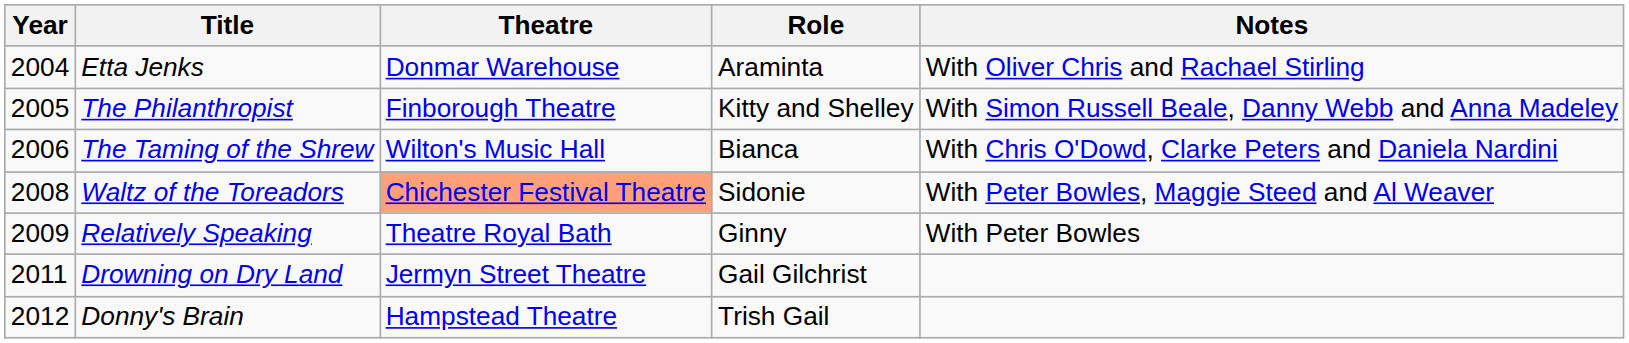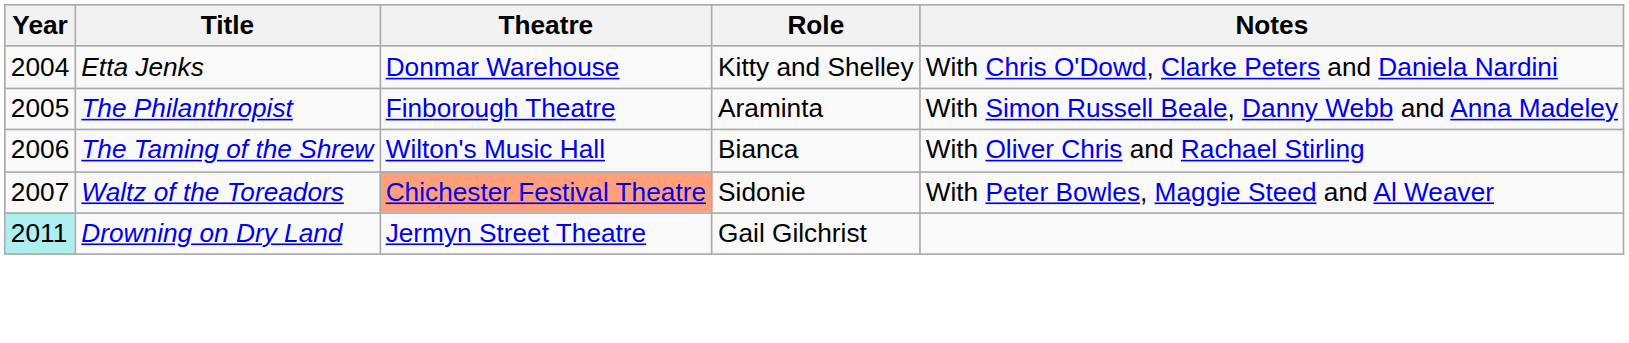(771, 66) Araminta -> (816, 66) Kitty and Shelley
(1145, 66) With Oliver Chris and Rachael Stirling -> (1242, 66) With Chris O'Dowd, Clarke Peters and Daniela Nardini
(816, 108) Kitty and Shelley -> (771, 108) Araminta
(1242, 150) With Chris O'Dowd, Clarke Peters and Daniela Nardini -> (1145, 150) With Oliver Chris and Rachael Stirling
(40, 191) 2008 -> (40, 191) 2007
- row: (197, 233)
(39, 274) no background -> (39, 233) paleturquoise background
- row: (163, 316)
